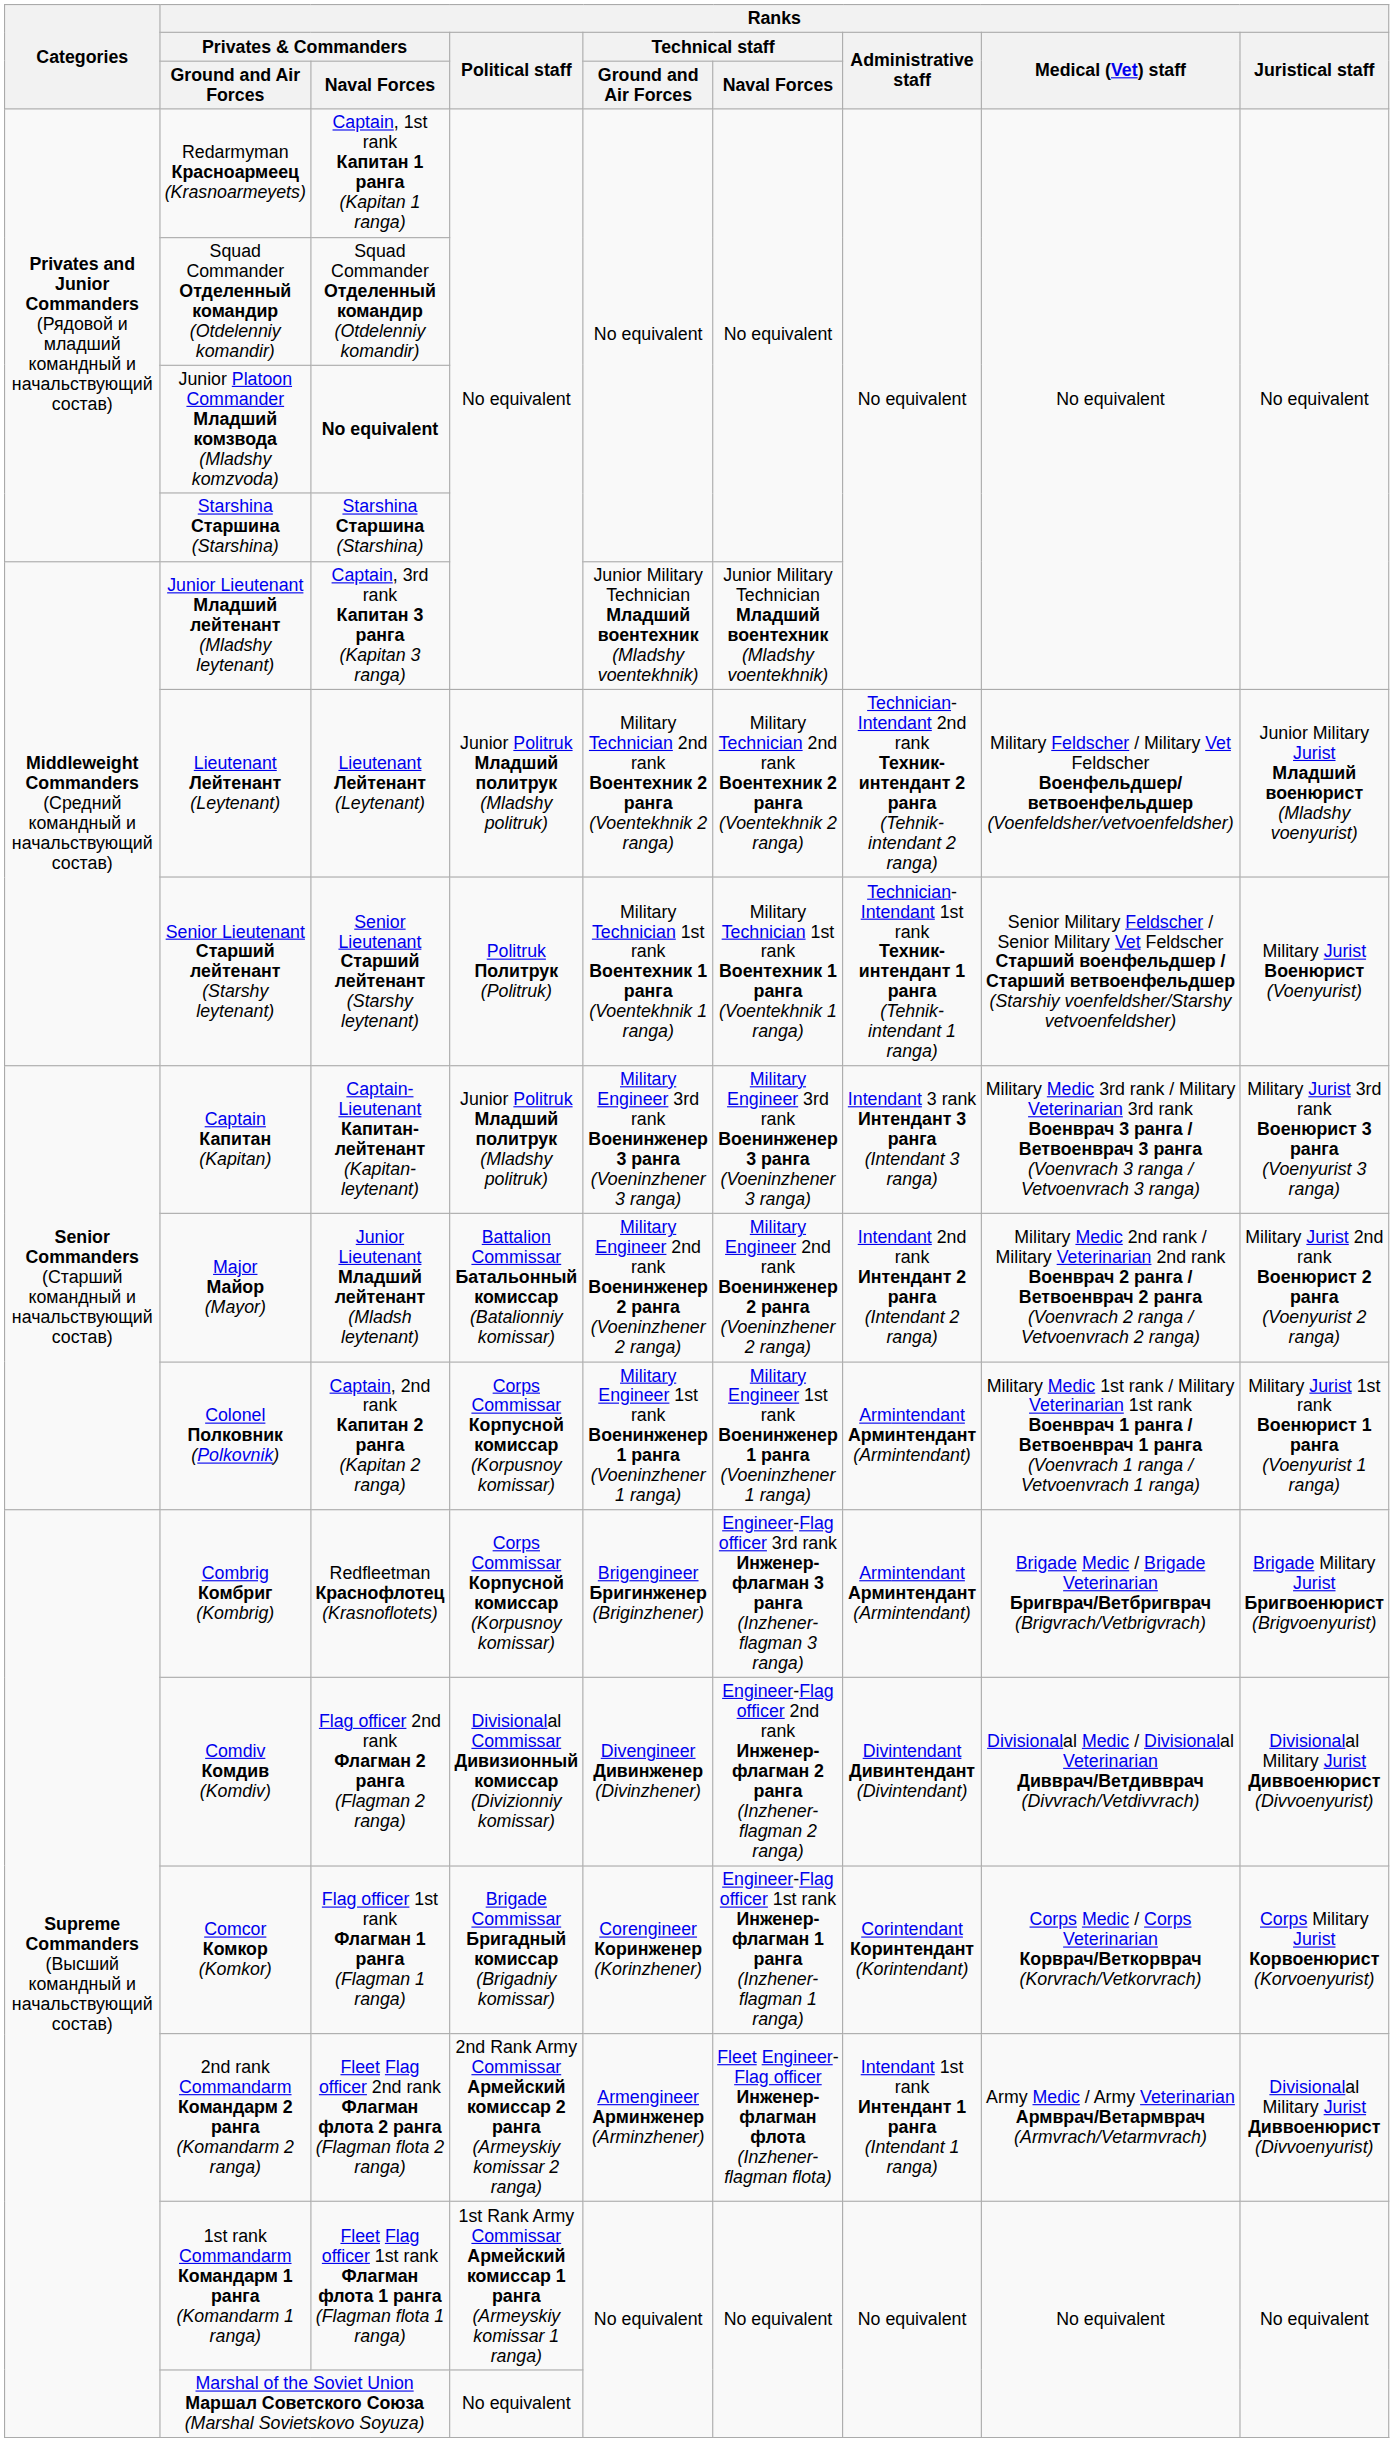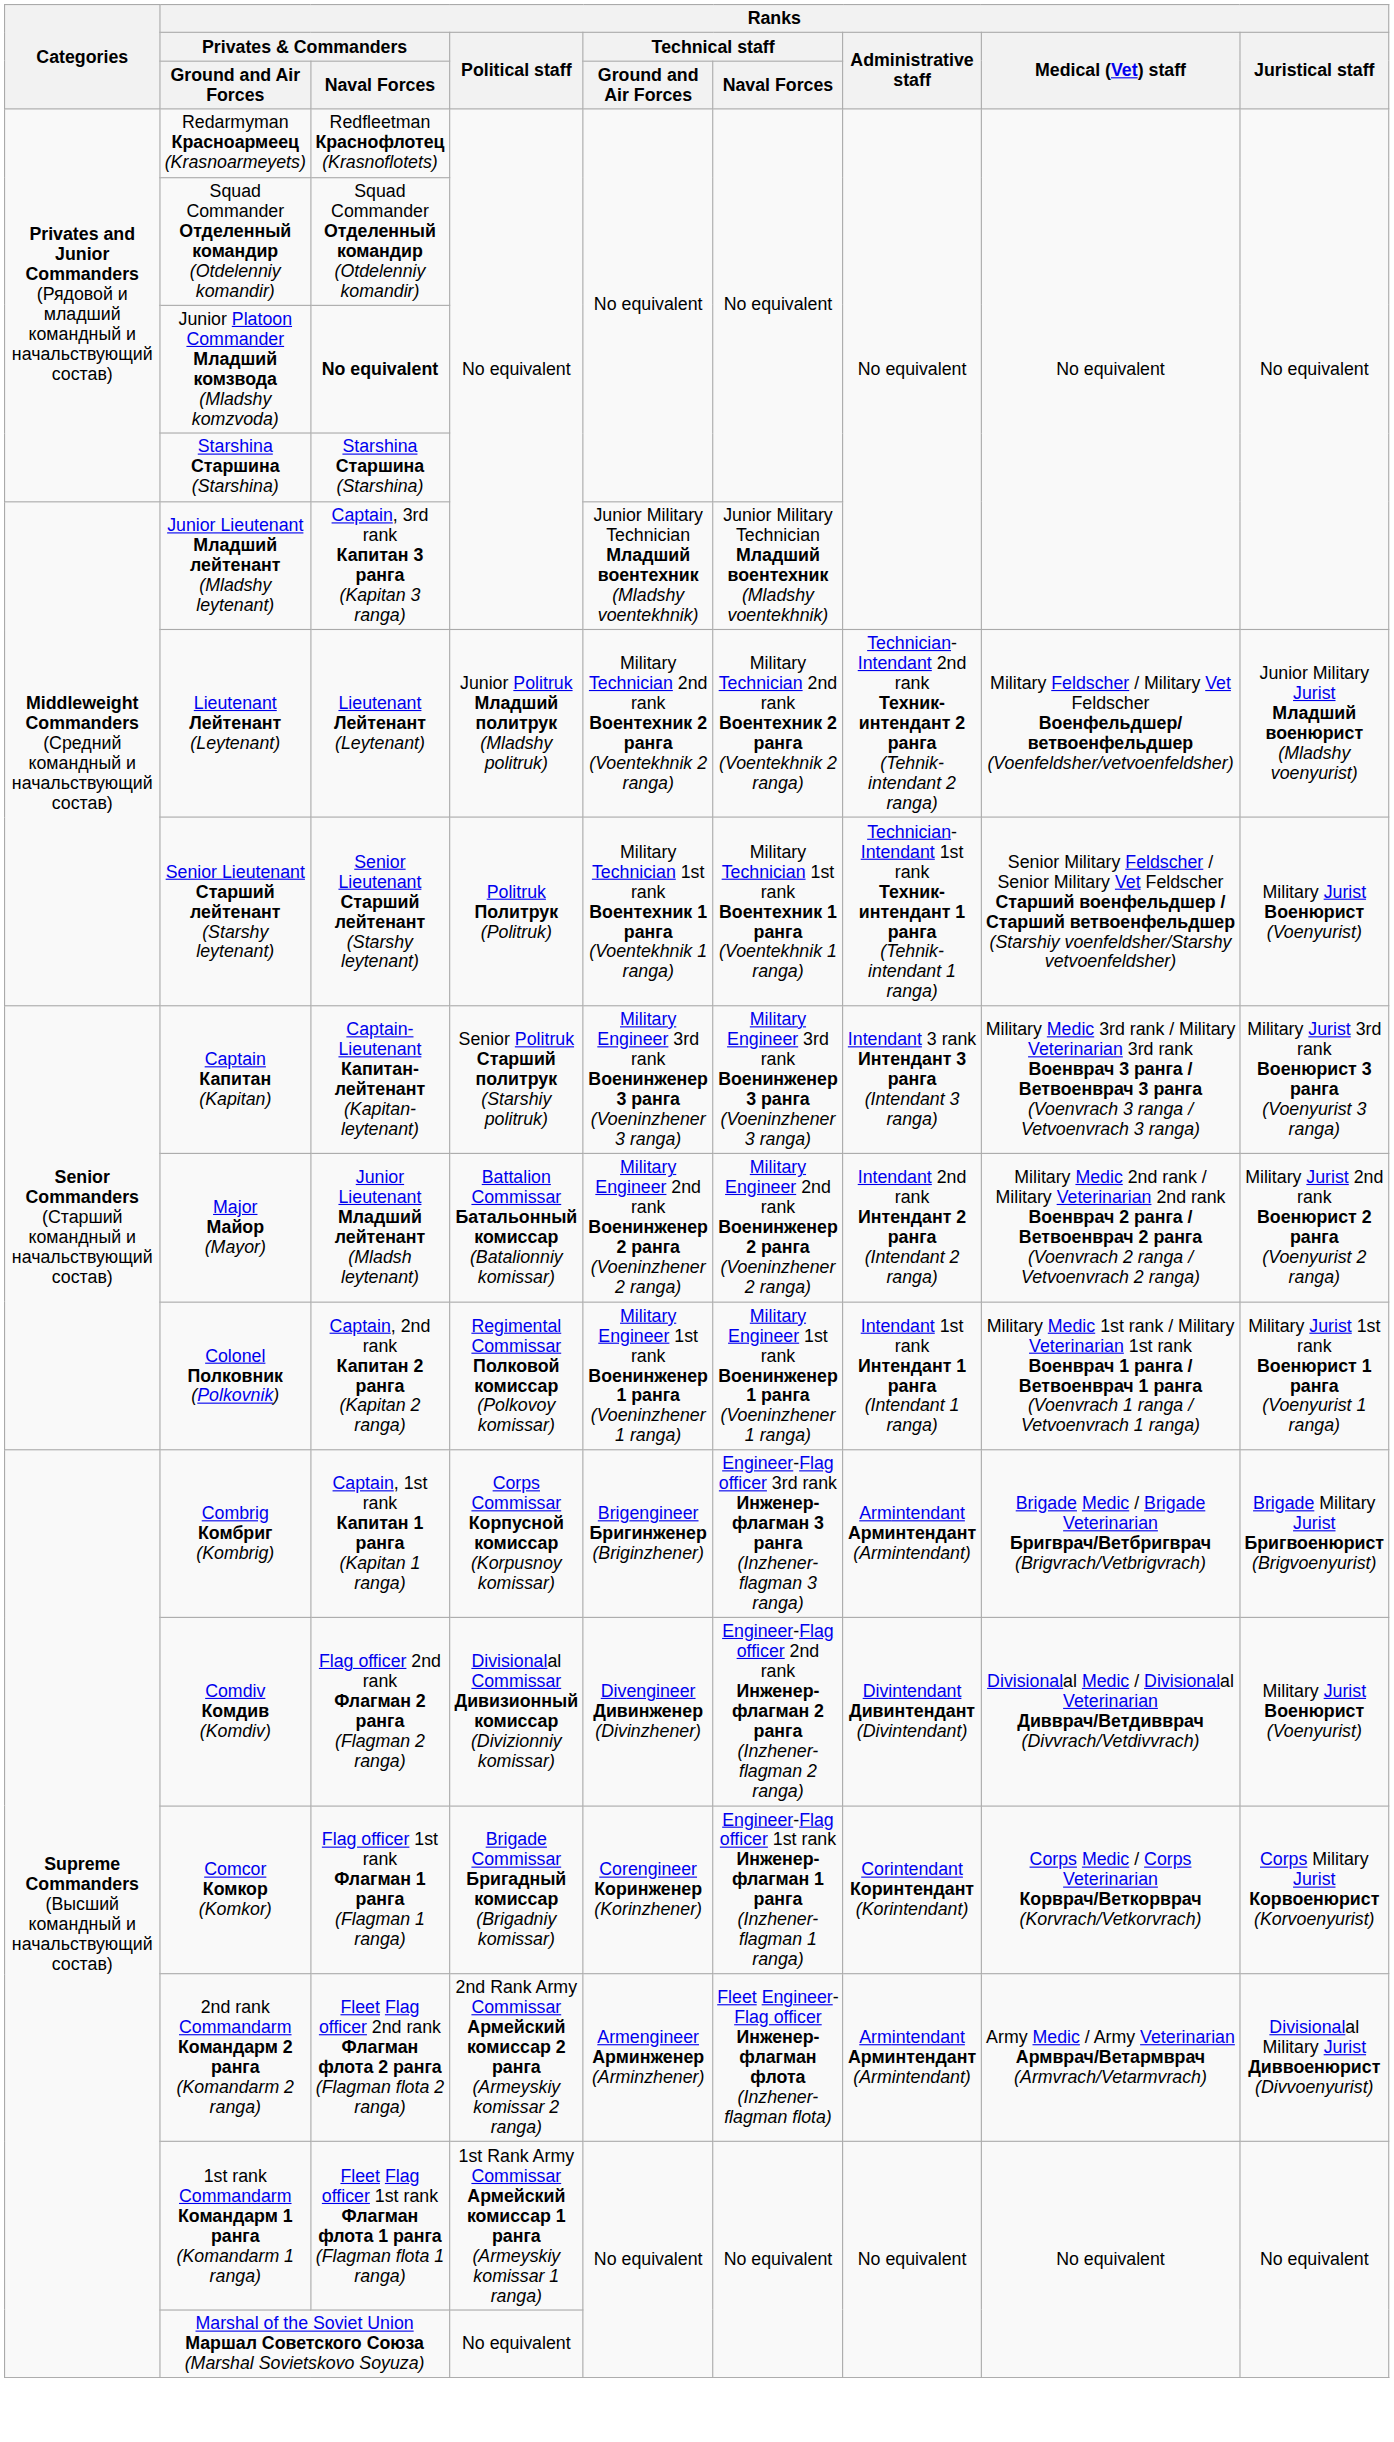(380, 173) Captain, 1st rank Капитан 1 ранга (Kapitan 1 ranga) -> (380, 143) Redfleetman Краснофлотец (Krasnoflotets)
(516, 1139) Junior Politruk Младший политрук (Mladshy politruk) -> (516, 1079) Senior Politruk Старший политрук (Starshiy politruk)
(516, 1435) Corps Commissar Корпусной комиссар (Korpusnoy komissar) -> (516, 1375) Regimental Commissar Полковой комиссар (Polkovoy komissar)
(912, 1435) Armintendant Арминтендант (Armintendant) -> (912, 1375) Intendant 1st rank Интендант 1 ранга (Intendant 1 ranga)
(380, 1593) Redfleetman Краснофлотец (Krasnoflotets) -> (380, 1533) Captain, 1st rank Капитан 1 ранга (Kapitan 1 ranga)
(1314, 1771) Divisionalal Military Jurist Диввоенюрист (Divvoenyurist) -> (1314, 1711) Military Jurist Военюрист (Voenyurist)
(912, 2117) Intendant 1st rank Интендант 1 ранга (Intendant 1 ranga) -> (912, 2057) Armintendant Арминтендант (Armintendant)
